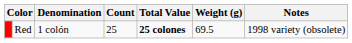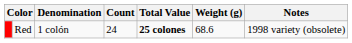(112, 29) 25 -> (112, 29) 24
(204, 29) 69.5 -> (204, 29) 68.6
